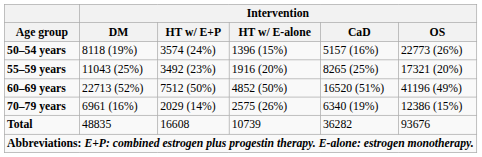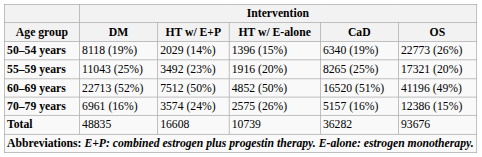(188, 50) 3574 (24%) -> (188, 50) 2029 (14%)
(351, 50) 5157 (16%) -> (351, 50) 6340 (19%)
(188, 106) 2029 (14%) -> (188, 106) 3574 (24%)
(351, 106) 6340 (19%) -> (351, 106) 5157 (16%)
